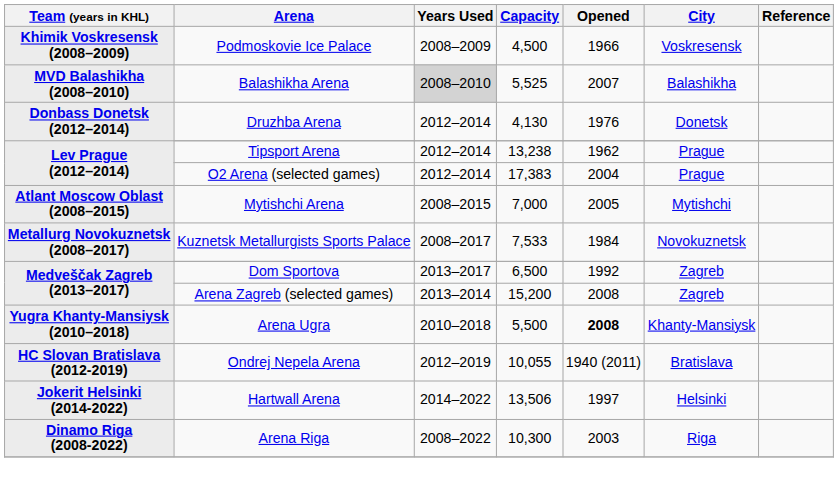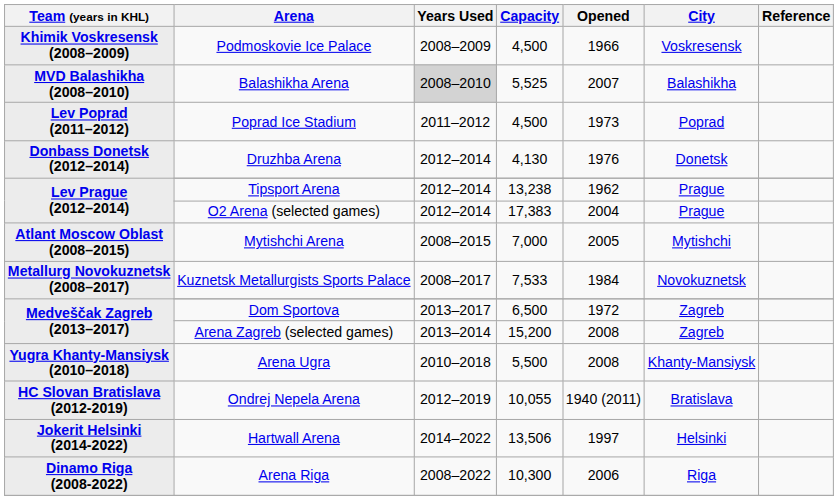+ row: (294, 121)
(603, 272) 1992 -> (603, 310) 1972
(603, 324) bold -> (603, 362) normal
(603, 438) 2003 -> (603, 476) 2006
